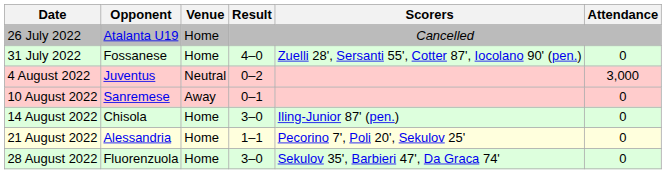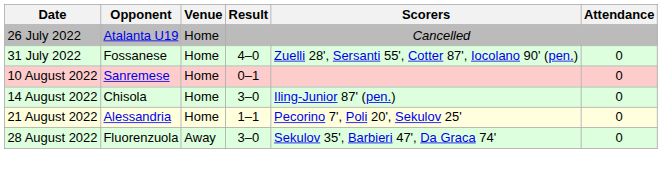- row: (49, 76)
(200, 96) Away -> (202, 76) Home
(202, 158) Home -> (200, 138) Away
